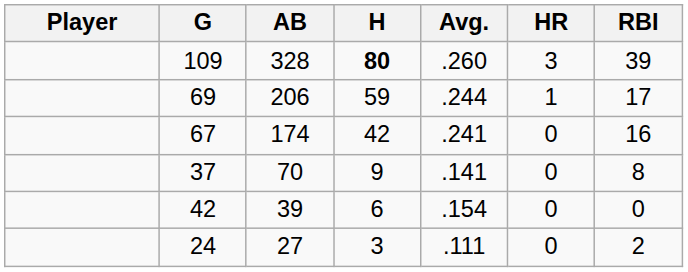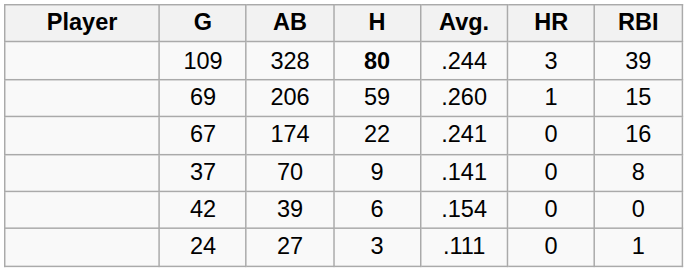(464, 60) .260 -> (464, 60) .244
(464, 97) .244 -> (464, 97) .260
(638, 97) 17 -> (638, 97) 15
(377, 135) 42 -> (377, 135) 22
(638, 246) 2 -> (638, 246) 1
